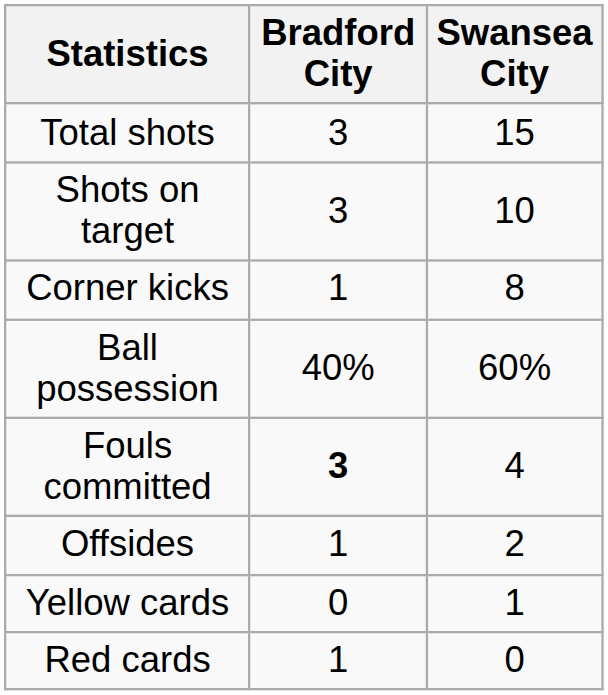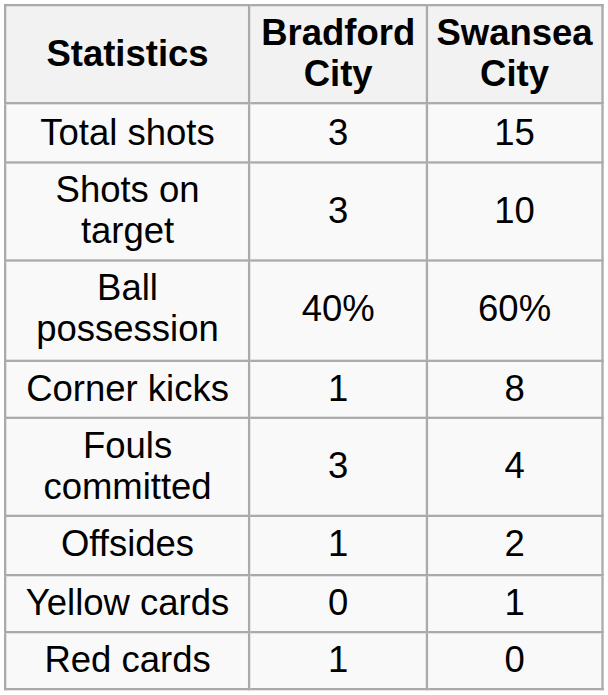rows swapped: (128, 367) <-> (128, 289)
(338, 466) bold -> (338, 466) normal
